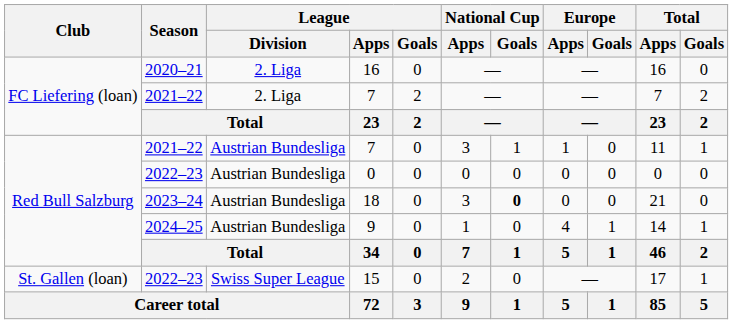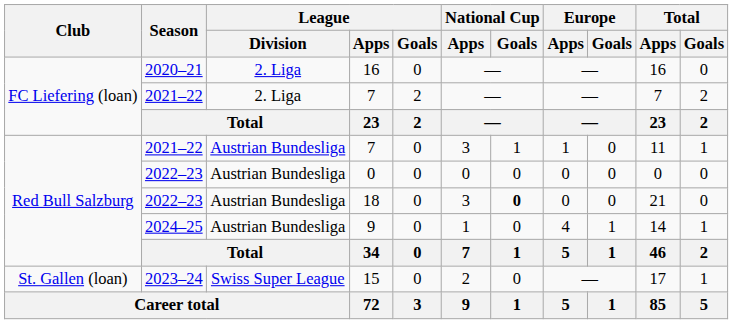(174, 200) 2023–24 -> (174, 200) 2022–23
(174, 278) 2022–23 -> (174, 278) 2023–24
